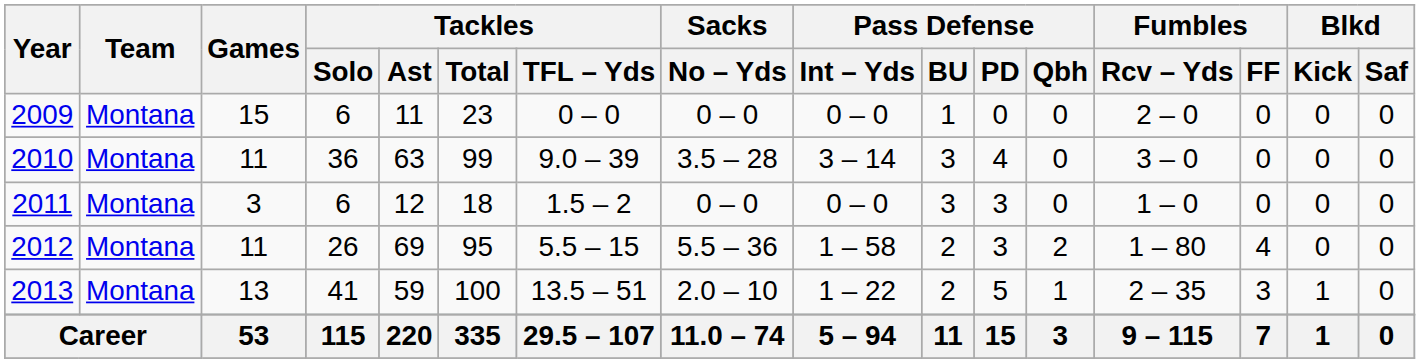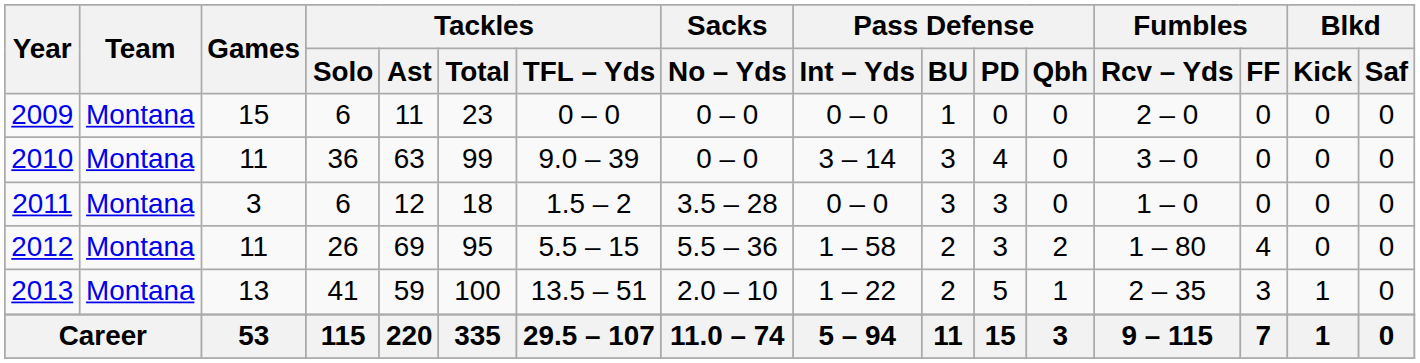(727, 159) 3.5 – 28 -> (727, 159) 0 – 0
(727, 203) 0 – 0 -> (727, 203) 3.5 – 28
